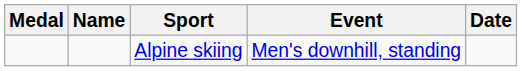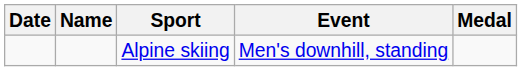columns swapped: (36, 20) <-> (491, 20)
